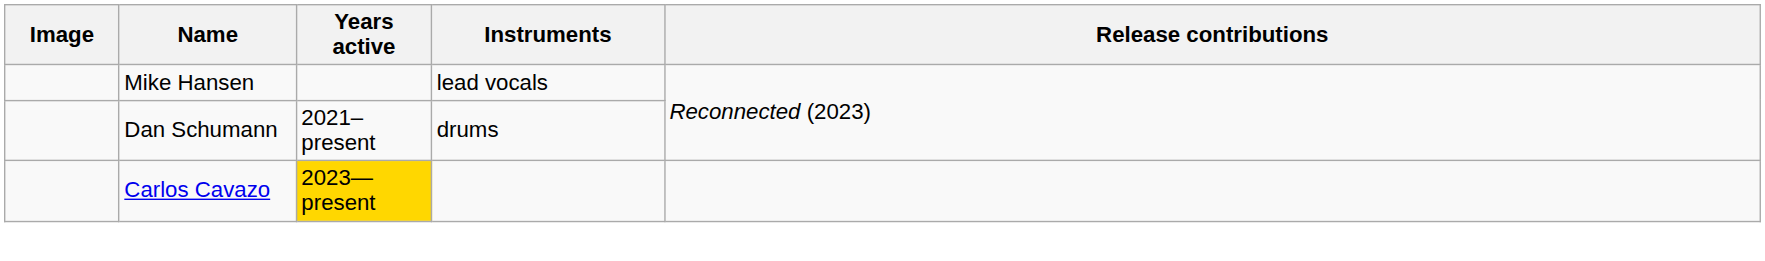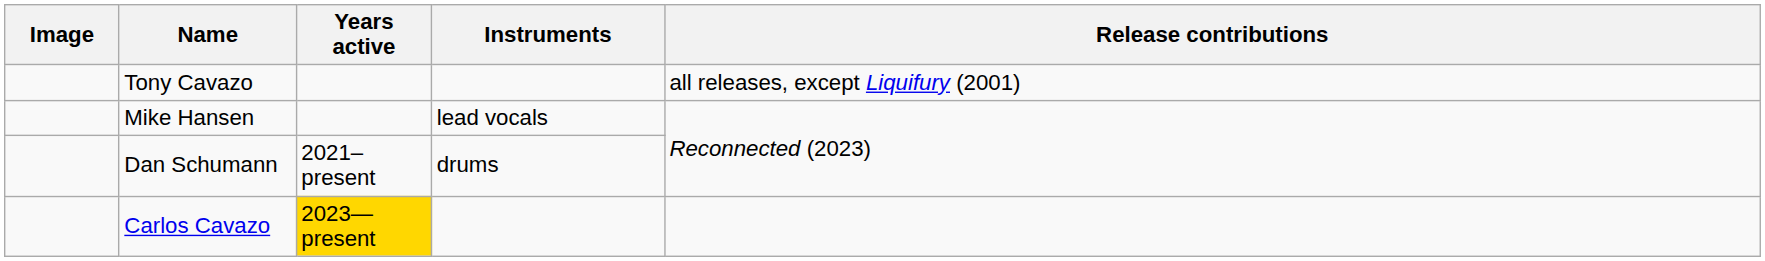+ row: (189, 82)
